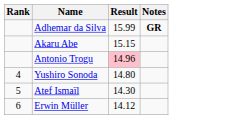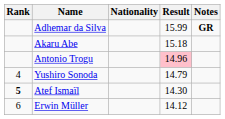+ column: (134, 12)
(124, 43) 15.15 -> (176, 43) 15.18
(124, 75) 14.80 -> (176, 75) 14.79
(18, 91) normal -> (18, 91) bold
